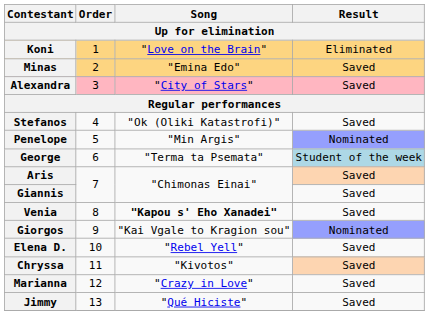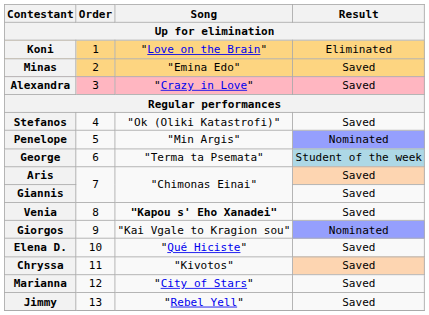(204, 85) "City of Stars" -> (204, 85) "Crazy in Love"
(204, 248) "Rebel Yell" -> (204, 248) "Qué Hiciste"
(204, 284) "Crazy in Love" -> (204, 284) "City of Stars"
(204, 302) "Qué Hiciste" -> (204, 302) "Rebel Yell"
